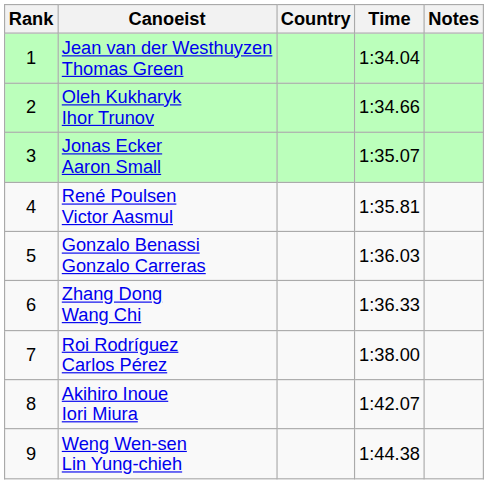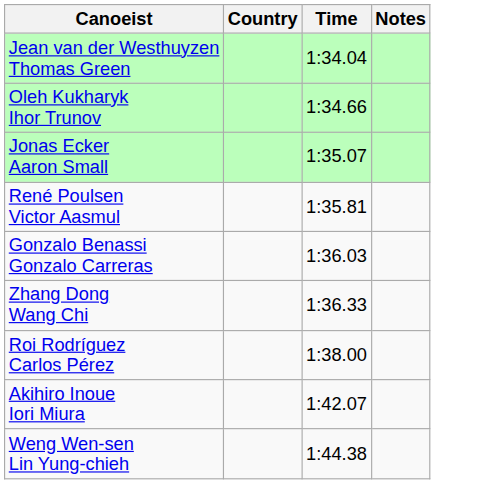- column: (31, 18)
